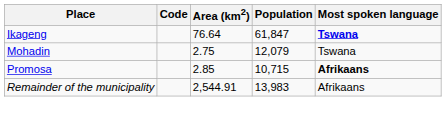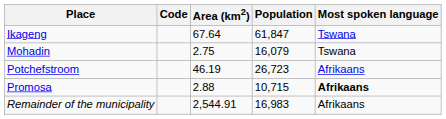(207, 34) 76.64 -> (207, 34) 67.64
(338, 34) bold -> (337, 34) normal
(272, 51) 12,079 -> (272, 51) 16,079
+ row: (43, 69)
(204, 69) 2.85 -> (204, 87) 2.88
(272, 87) 13,983 -> (272, 105) 16,983
